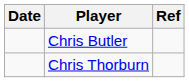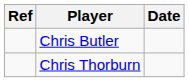columns swapped: (24, 16) <-> (168, 16)
